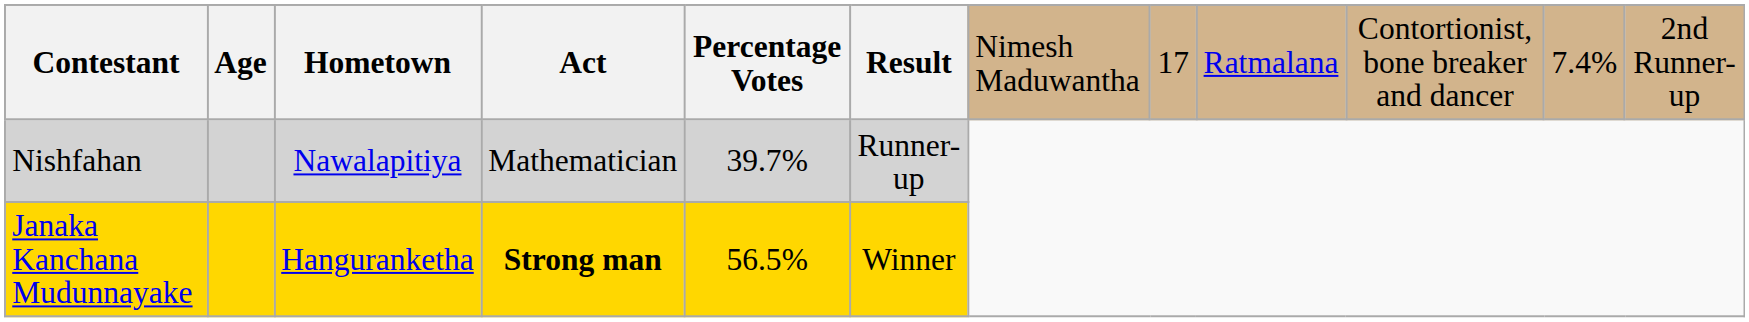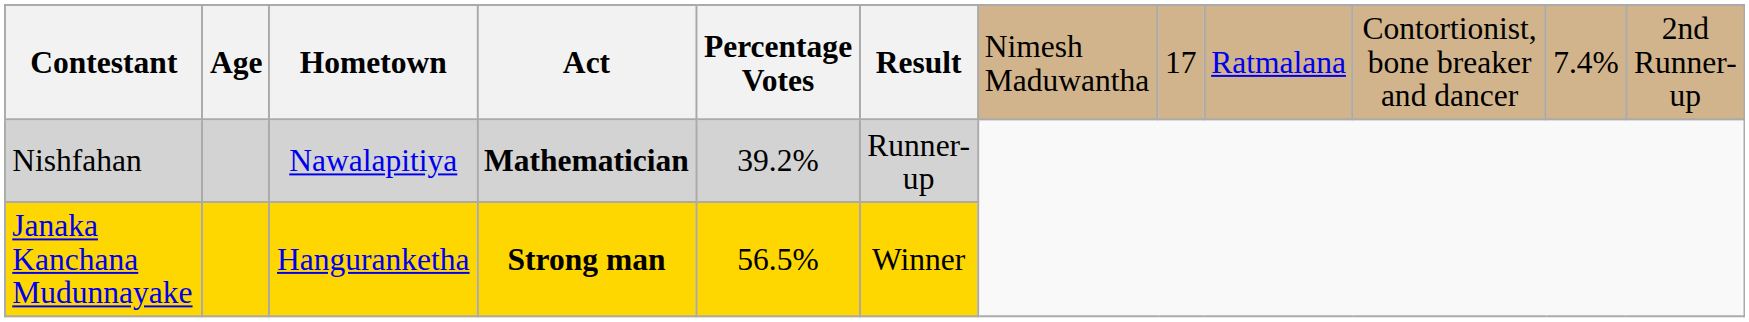(583, 161) normal -> (586, 161) bold
(767, 161) 39.7% -> (778, 161) 39.2%
